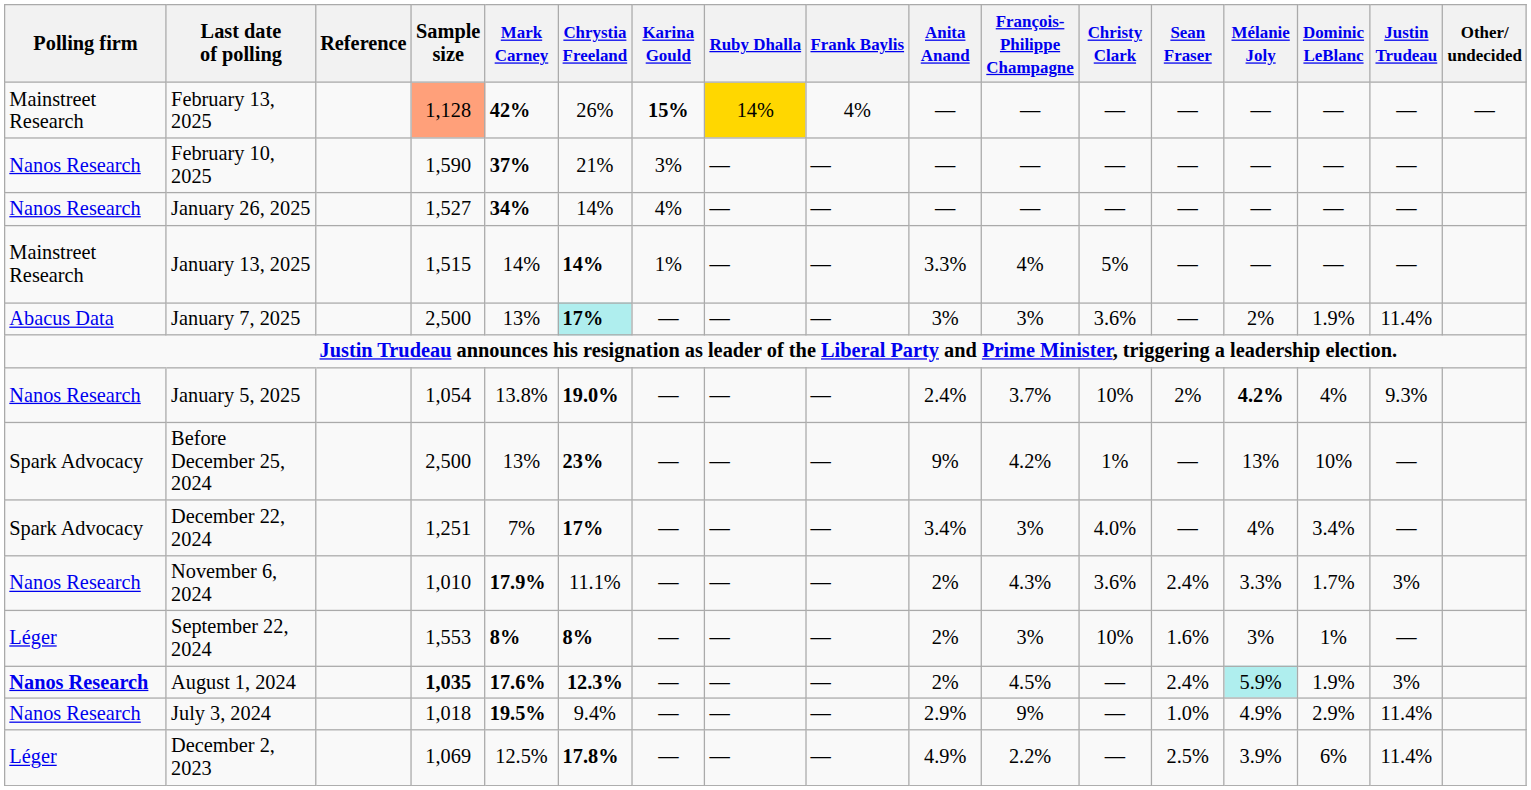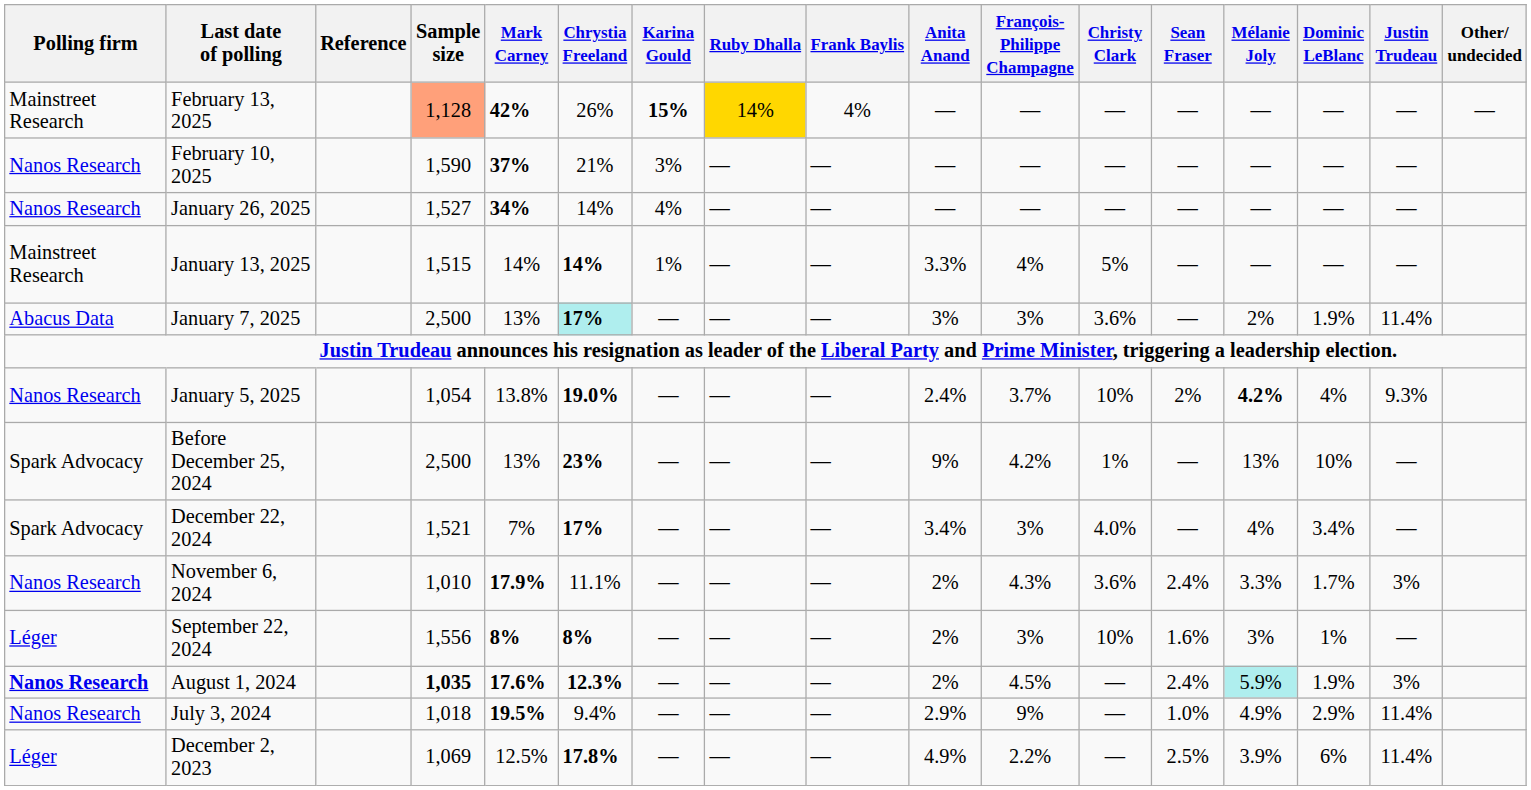(448, 527) 1,251 -> (448, 527) 1,521
(448, 637) 1,553 -> (448, 637) 1,556
